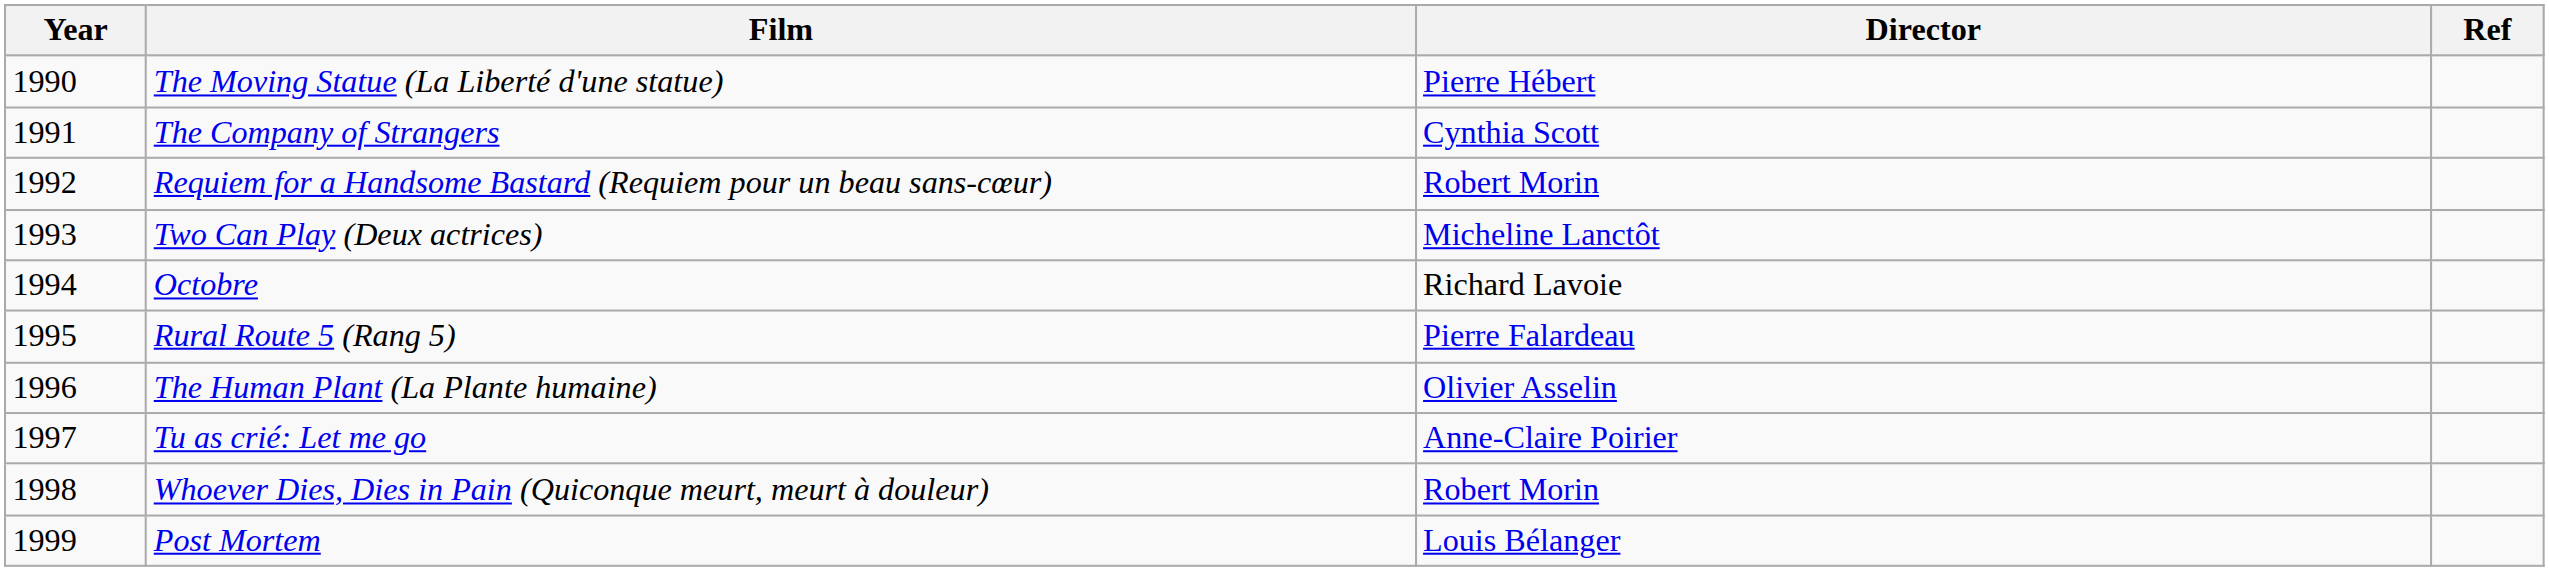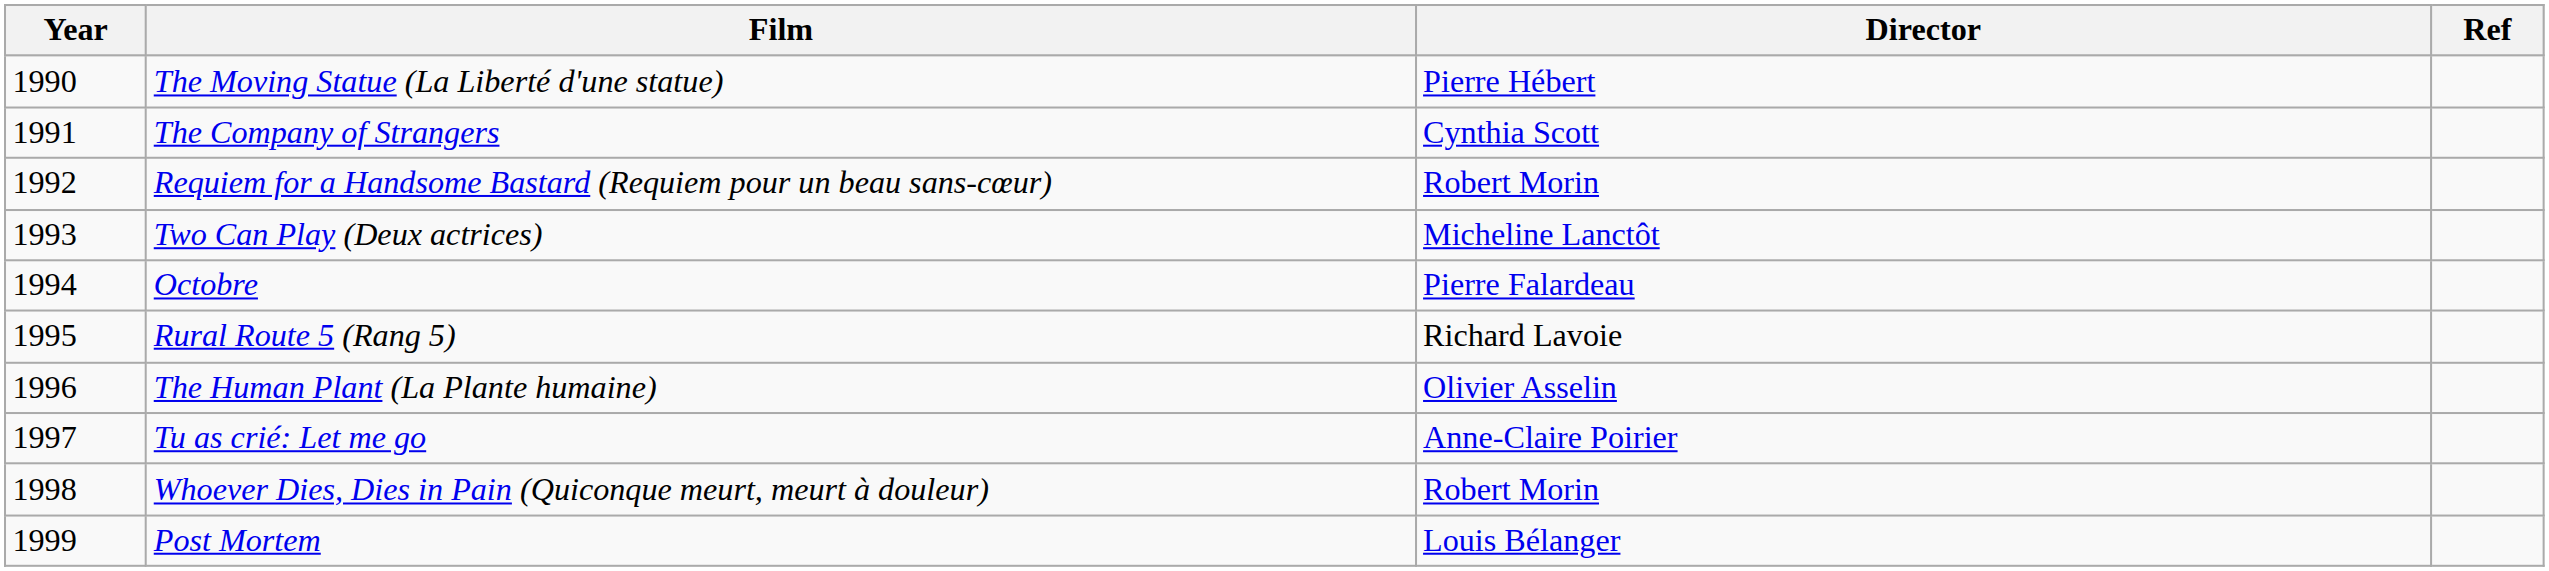(1523, 285) Richard Lavoie -> (1529, 285) Pierre Falardeau
(1529, 336) Pierre Falardeau -> (1523, 336) Richard Lavoie
